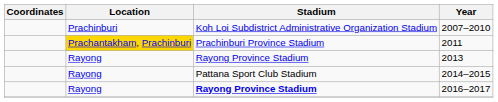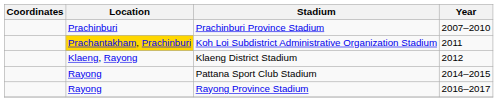(316, 27) Koh Loi Subdistrict Administrative Organization Stadium -> (260, 27) Prachinburi Province Stadium
(260, 43) Prachinburi Province Stadium -> (316, 43) Koh Loi Subdistrict Administrative Organization Stadium
+ row: (452, 58)
- row: (452, 58)
(256, 89) bold -> (252, 89) normal
